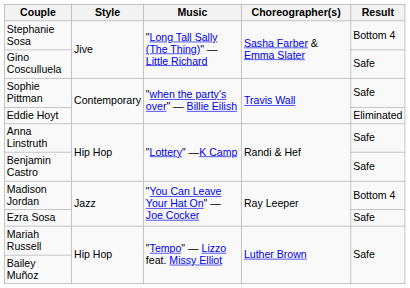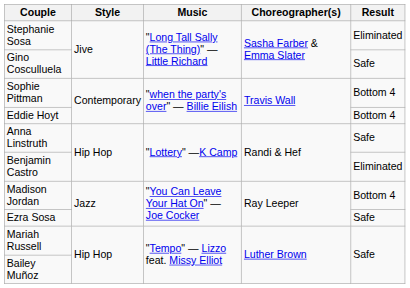(374, 35) Bottom 4 -> (378, 35) Eliminated
(364, 92) Safe -> (374, 92) Bottom 4
(378, 115) Eliminated -> (374, 115) Bottom 4
(364, 166) Safe -> (378, 166) Eliminated
